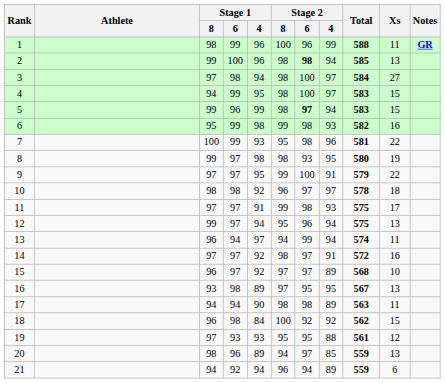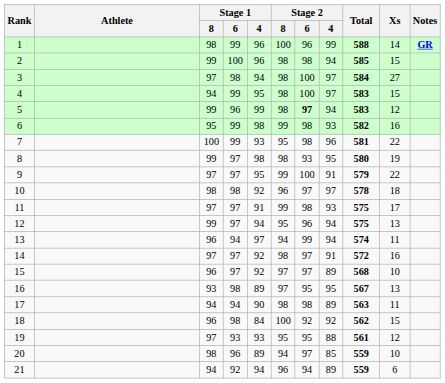(395, 45) 11 -> (395, 45) 14
(307, 61) bold -> (307, 61) normal
(395, 61) 13 -> (395, 61) 15
(395, 110) 15 -> (395, 110) 12
(395, 353) 13 -> (395, 353) 10
